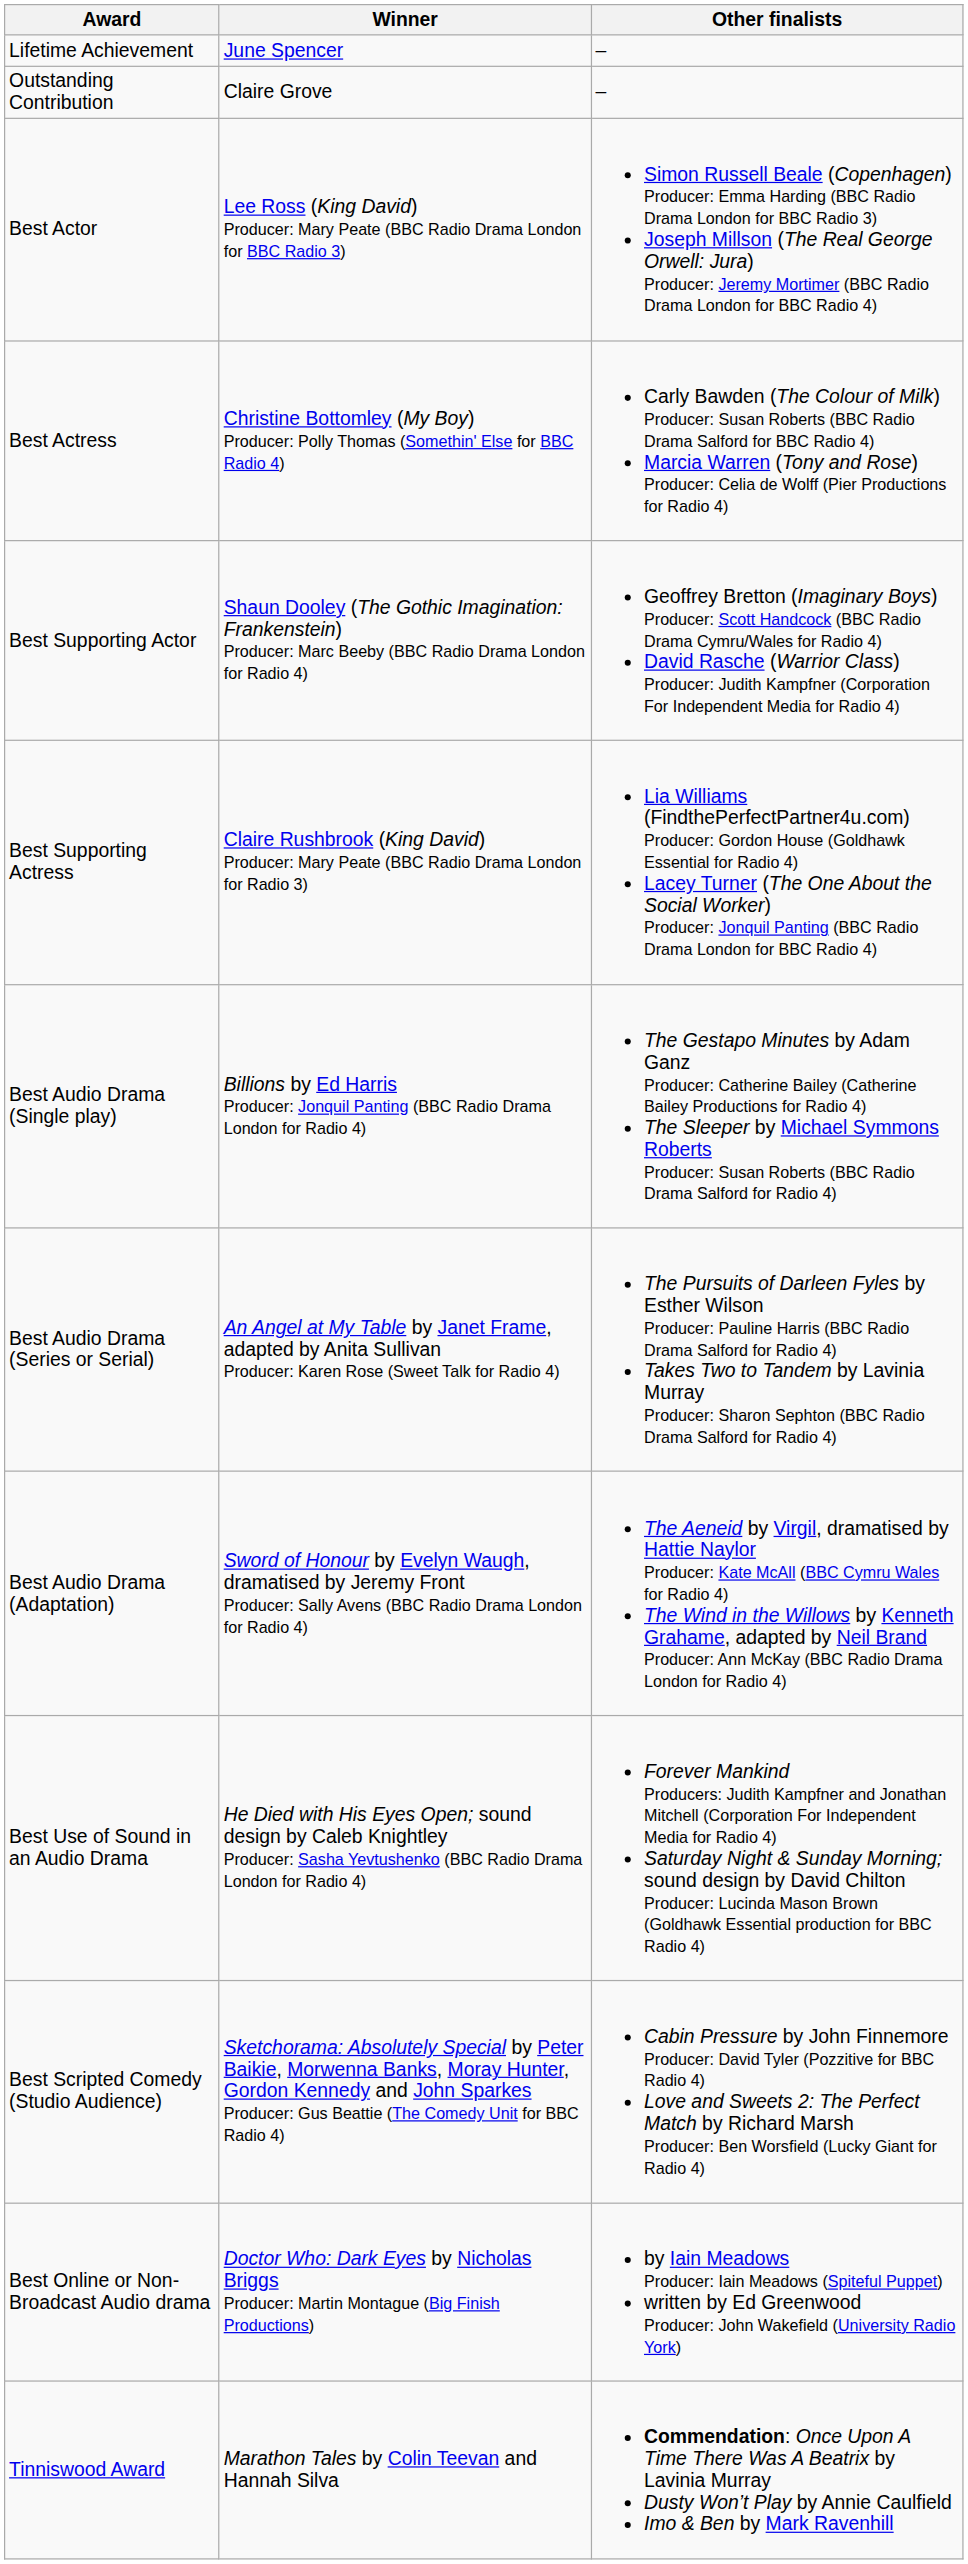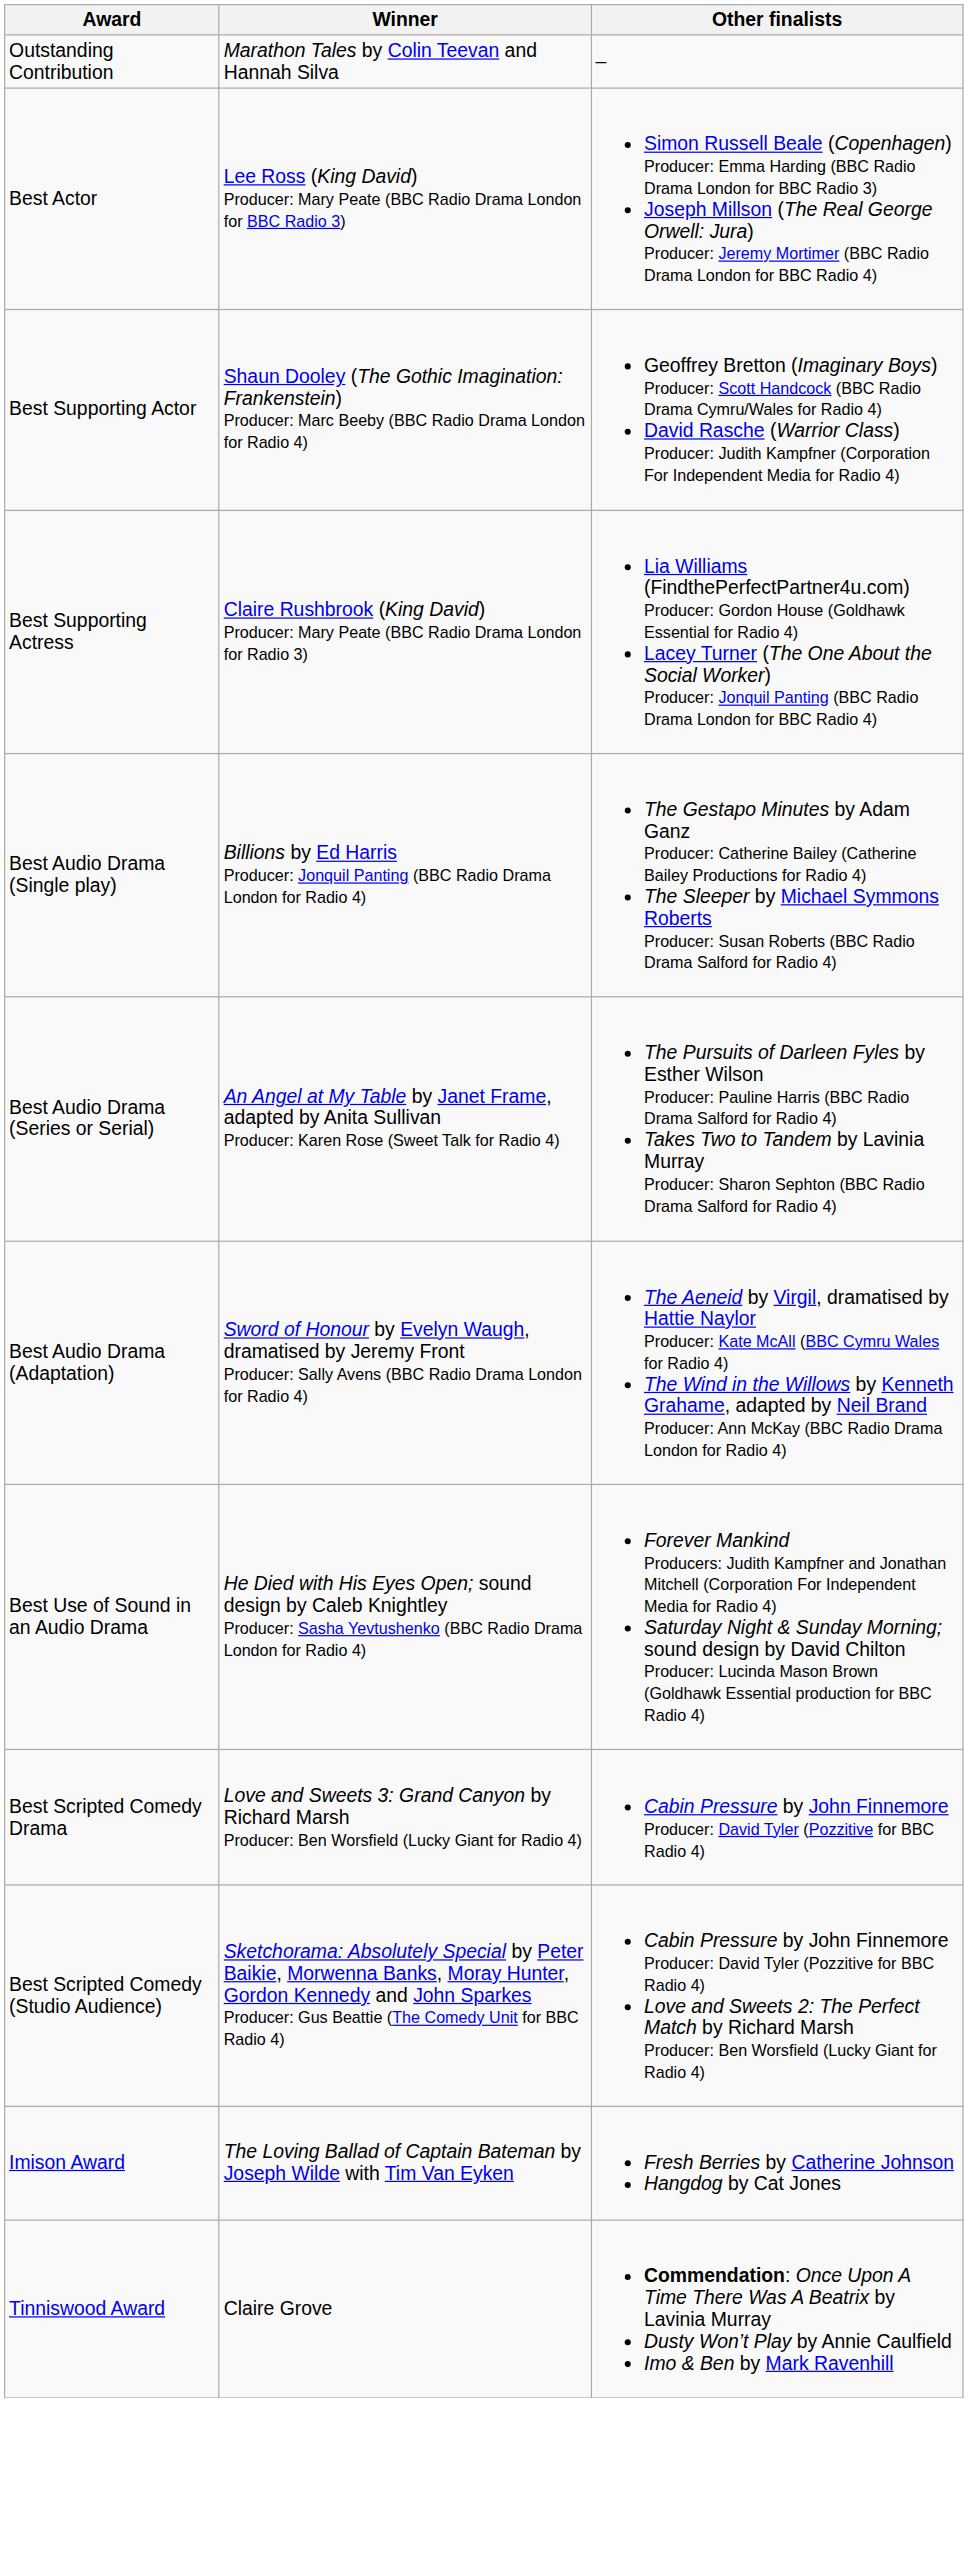- row: (101, 50)
(278, 92) Claire Grove -> (380, 61) Marathon Tales by Colin Teevan and Hannah Silva
- row: (63, 440)
+ row: (105, 1817)
- row: (110, 2291)
+ row: (67, 2162)
(380, 2469) Marathon Tales by Colin Teevan and Hannah Silva -> (278, 2308) Claire Grove
